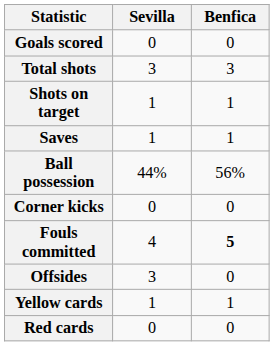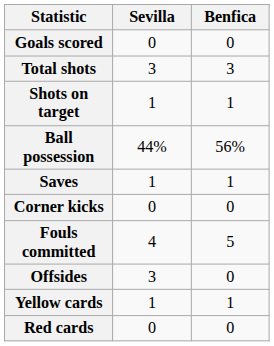rows swapped: (59, 138) <-> (59, 172)
(230, 242) bold -> (230, 242) normal
